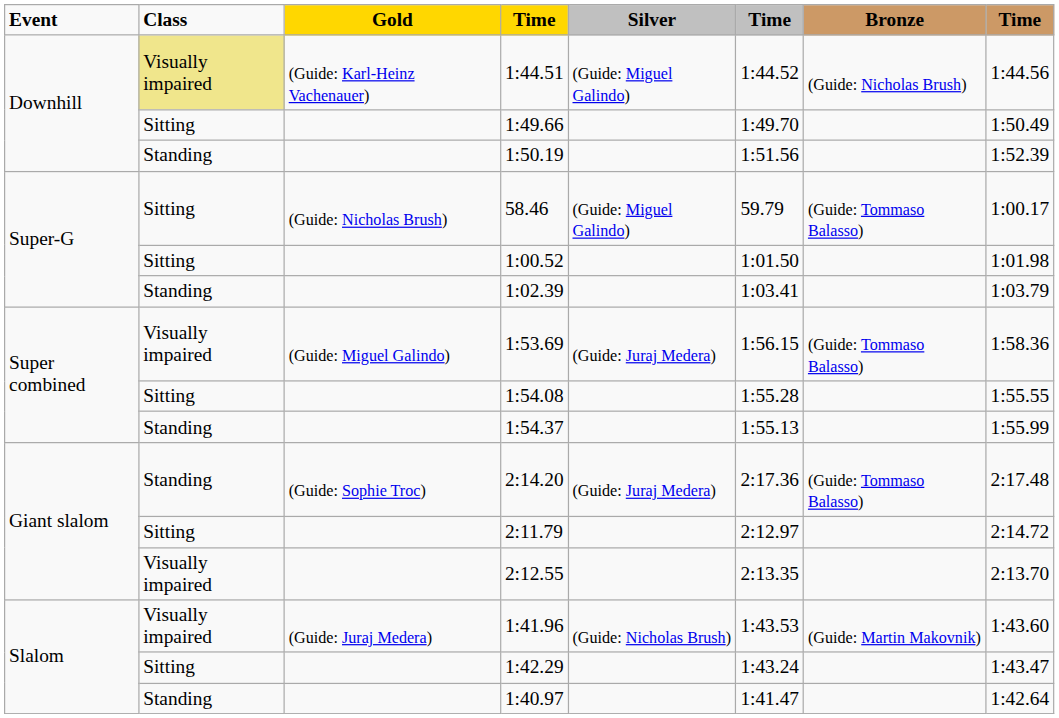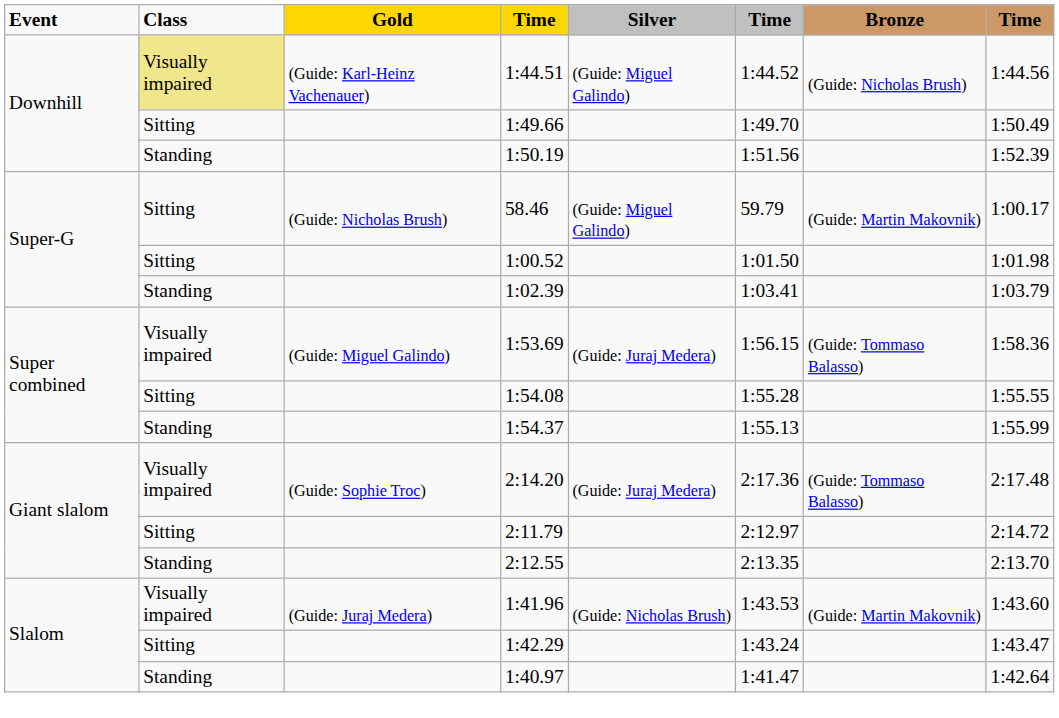(866, 220) (Guide: Tommaso Balasso) -> (894, 220) (Guide: Martin Makovnik)
(178, 479) Standing -> (178, 479) Visually impaired
(178, 573) Visually impaired -> (178, 562) Standing
